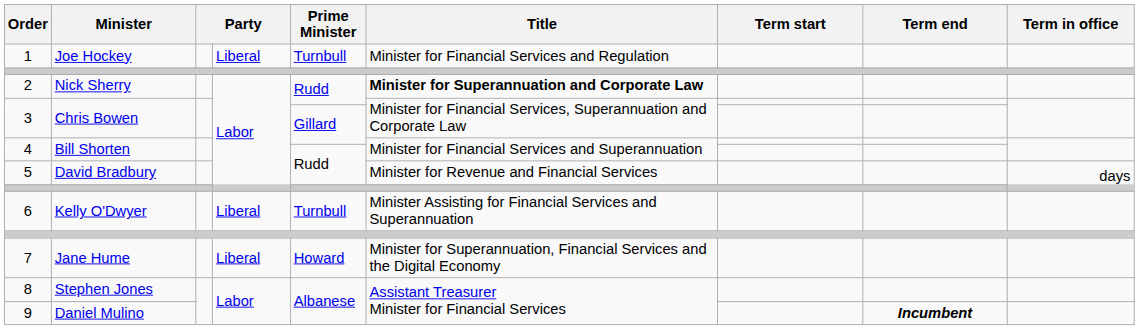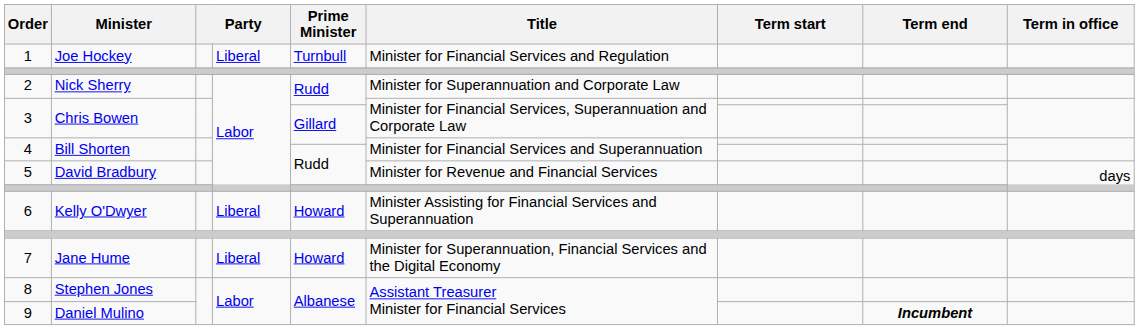(536, 86) bold -> (525, 86) normal
(320, 211) Turnbull -> (319, 211) Howard
